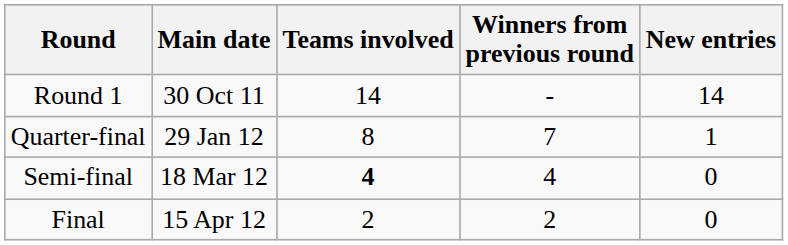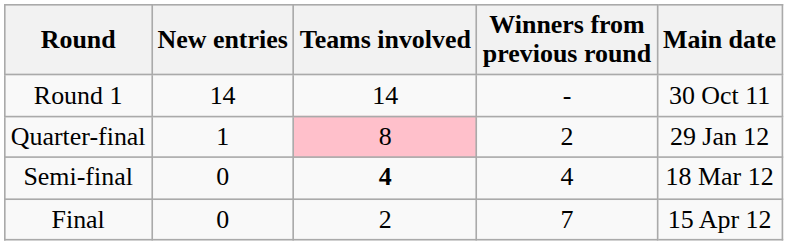columns swapped: (214, 39) <-> (711, 39)
(368, 136) no background -> (385, 136) pink background
(550, 136) 7 -> (567, 136) 2
(550, 218) 2 -> (567, 218) 7
